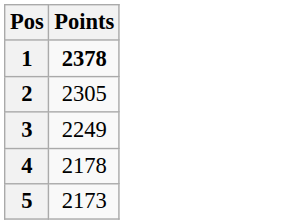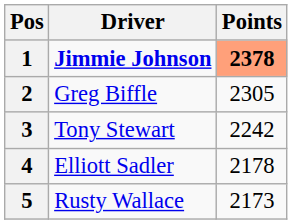+ column: (133, 22)
(84, 58) no background -> (252, 58) lightsalmon background
(84, 129) 2249 -> (252, 129) 2242
